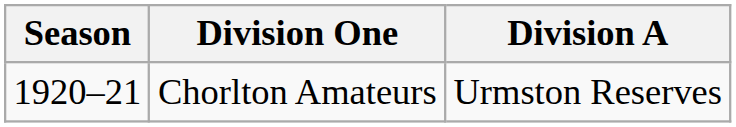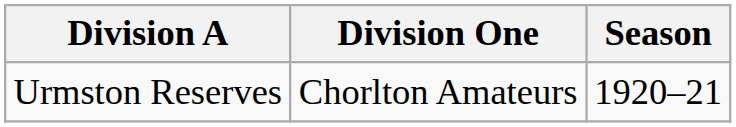columns swapped: (77, 33) <-> (588, 33)
